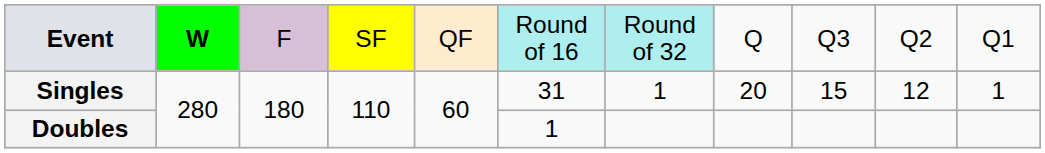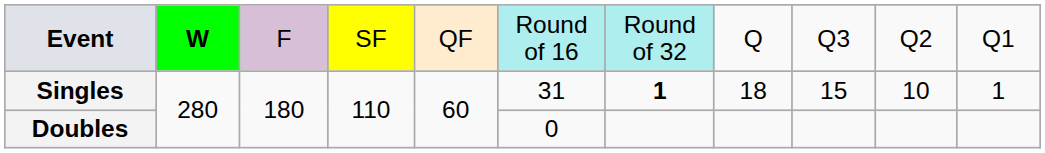(660, 90) normal -> (660, 90) bold
(753, 90) 20 -> (753, 90) 18
(916, 90) 12 -> (916, 90) 10
(551, 129) 1 -> (551, 129) 0
